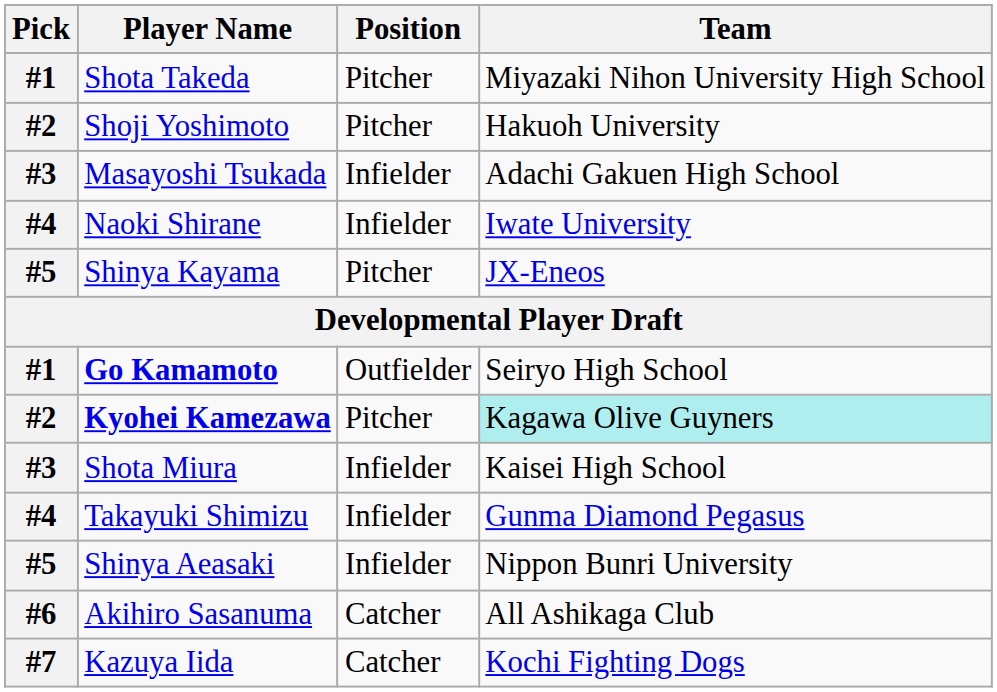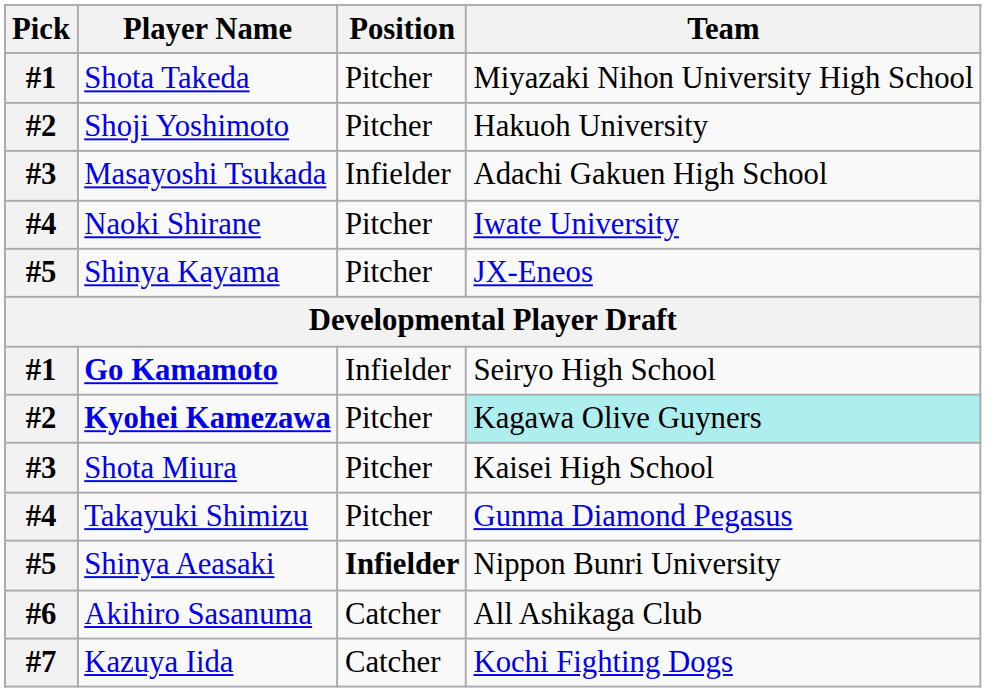(398, 223) Infielder -> (388, 223) Pitcher
(408, 369) Outfielder -> (398, 369) Infielder
(398, 467) Infielder -> (388, 467) Pitcher
(398, 516) Infielder -> (388, 516) Pitcher
(398, 564) normal -> (402, 564) bold
